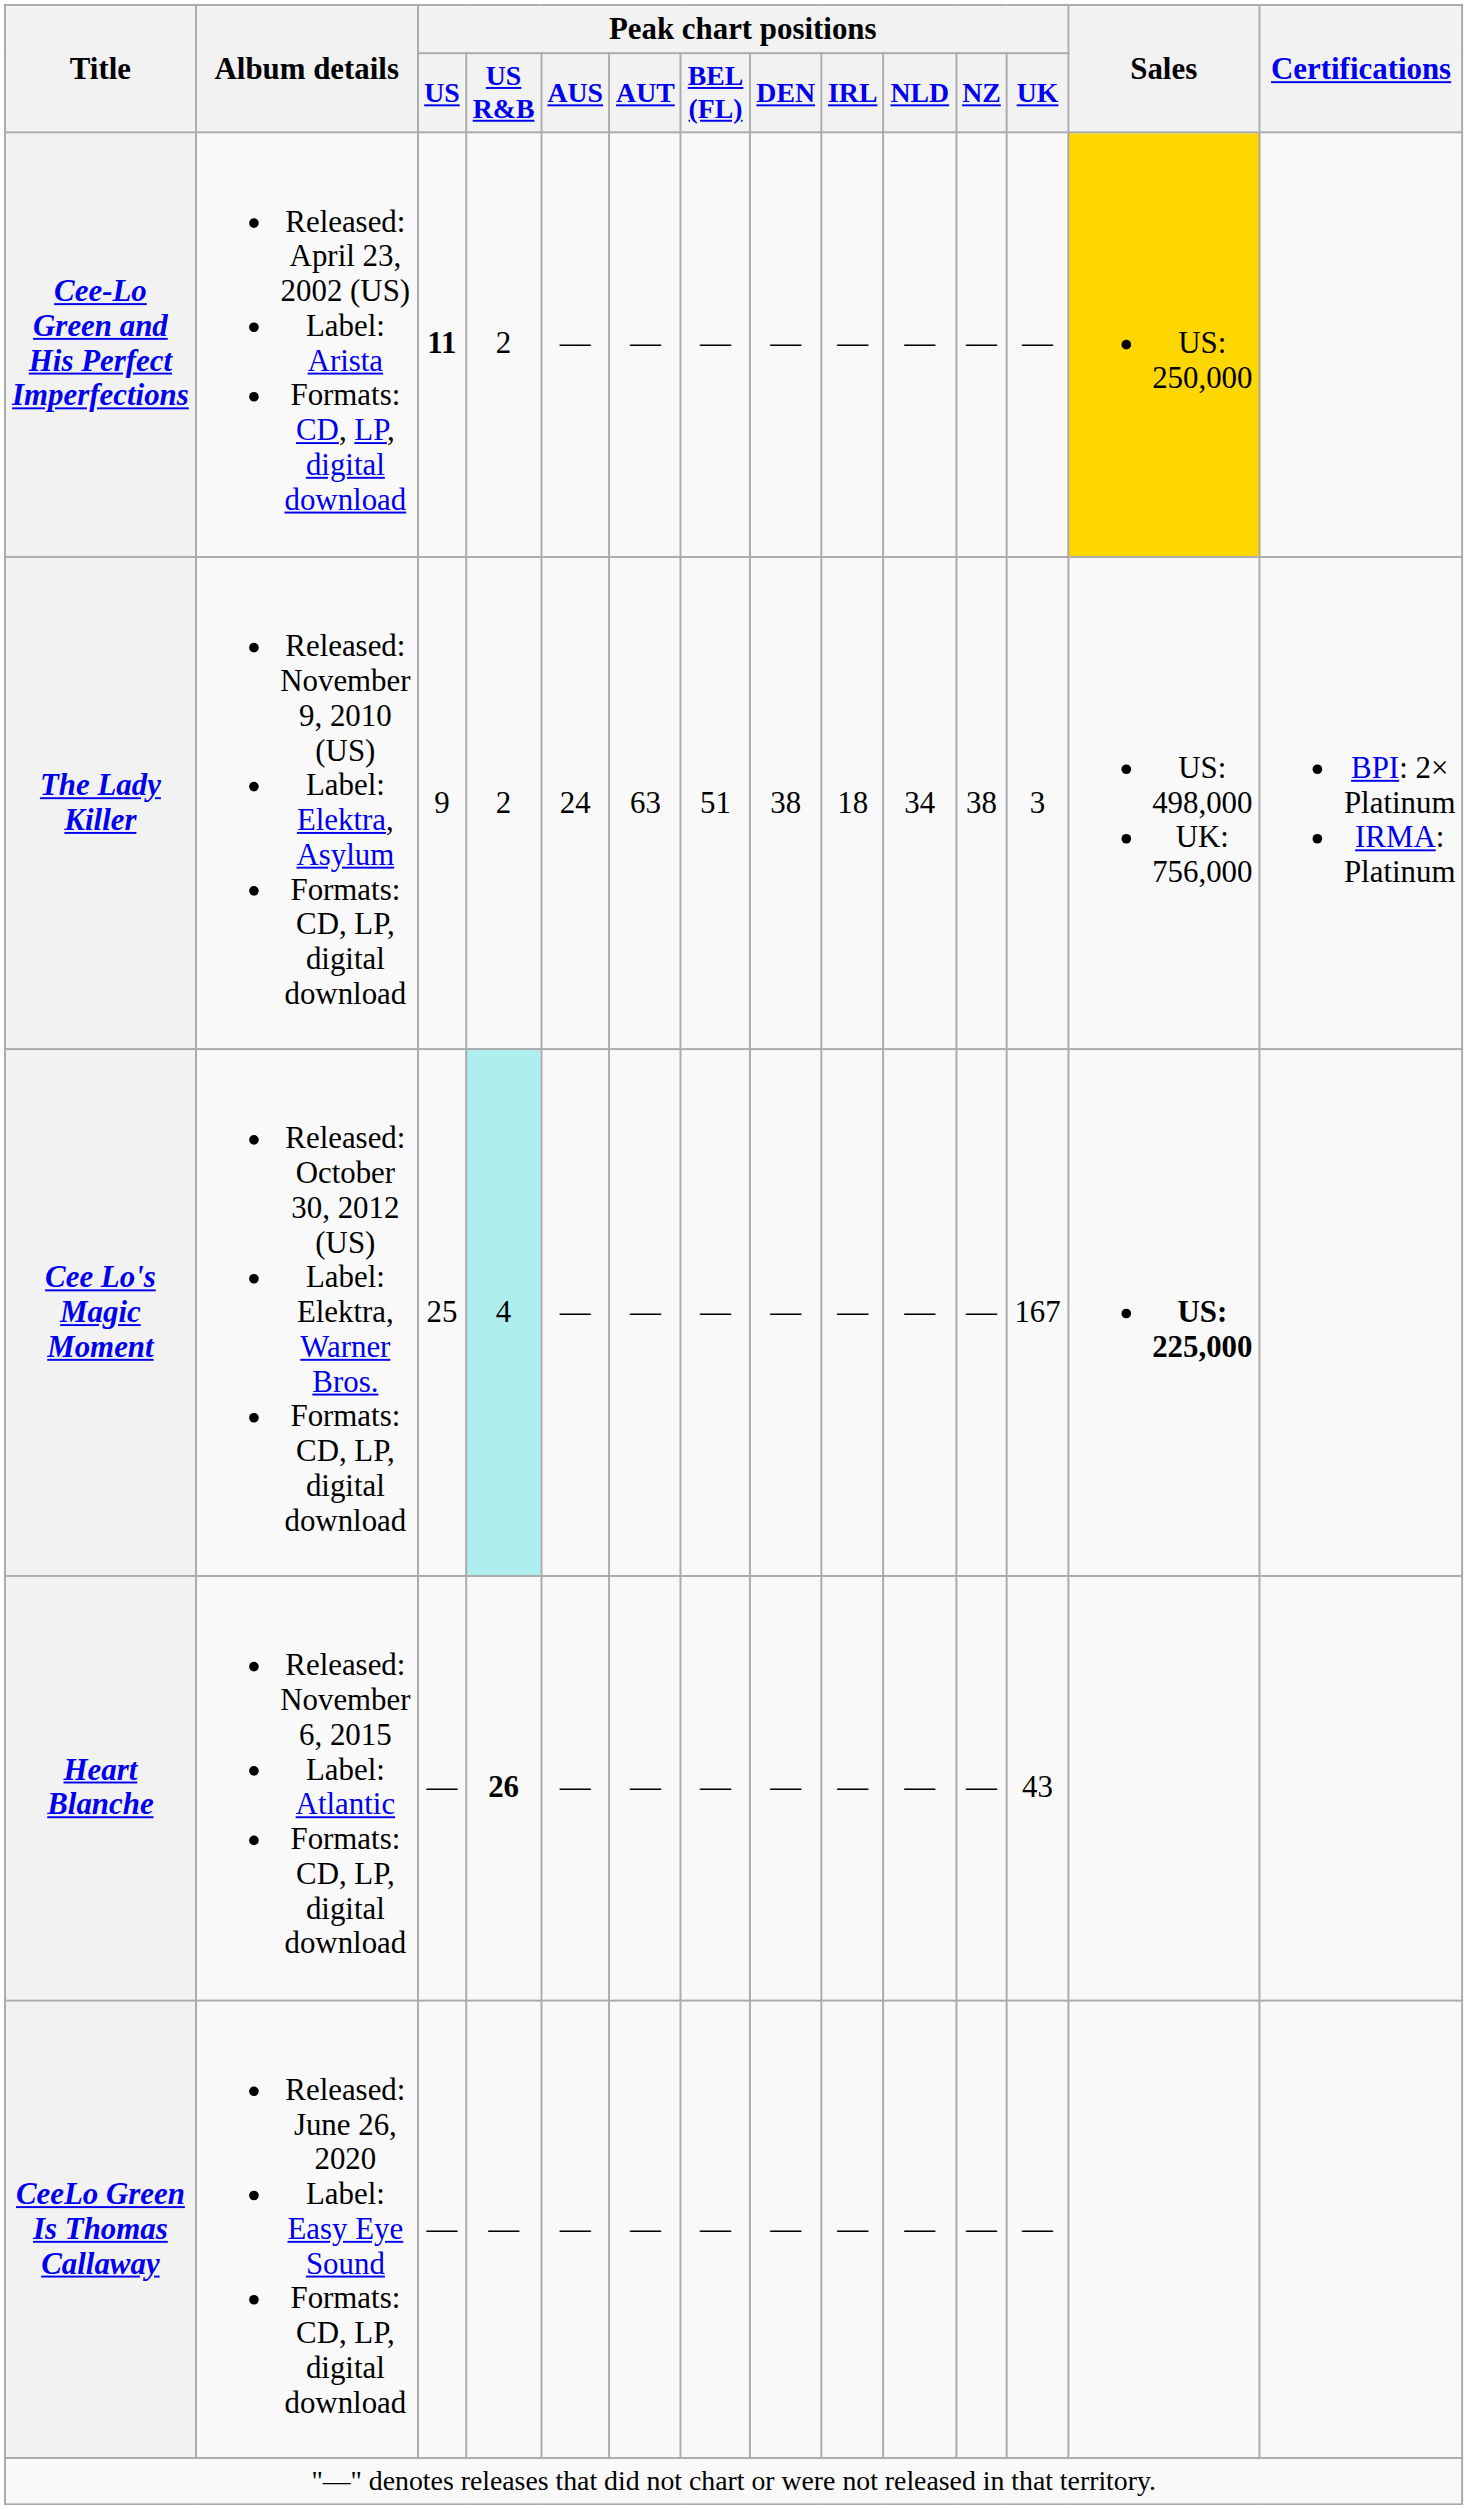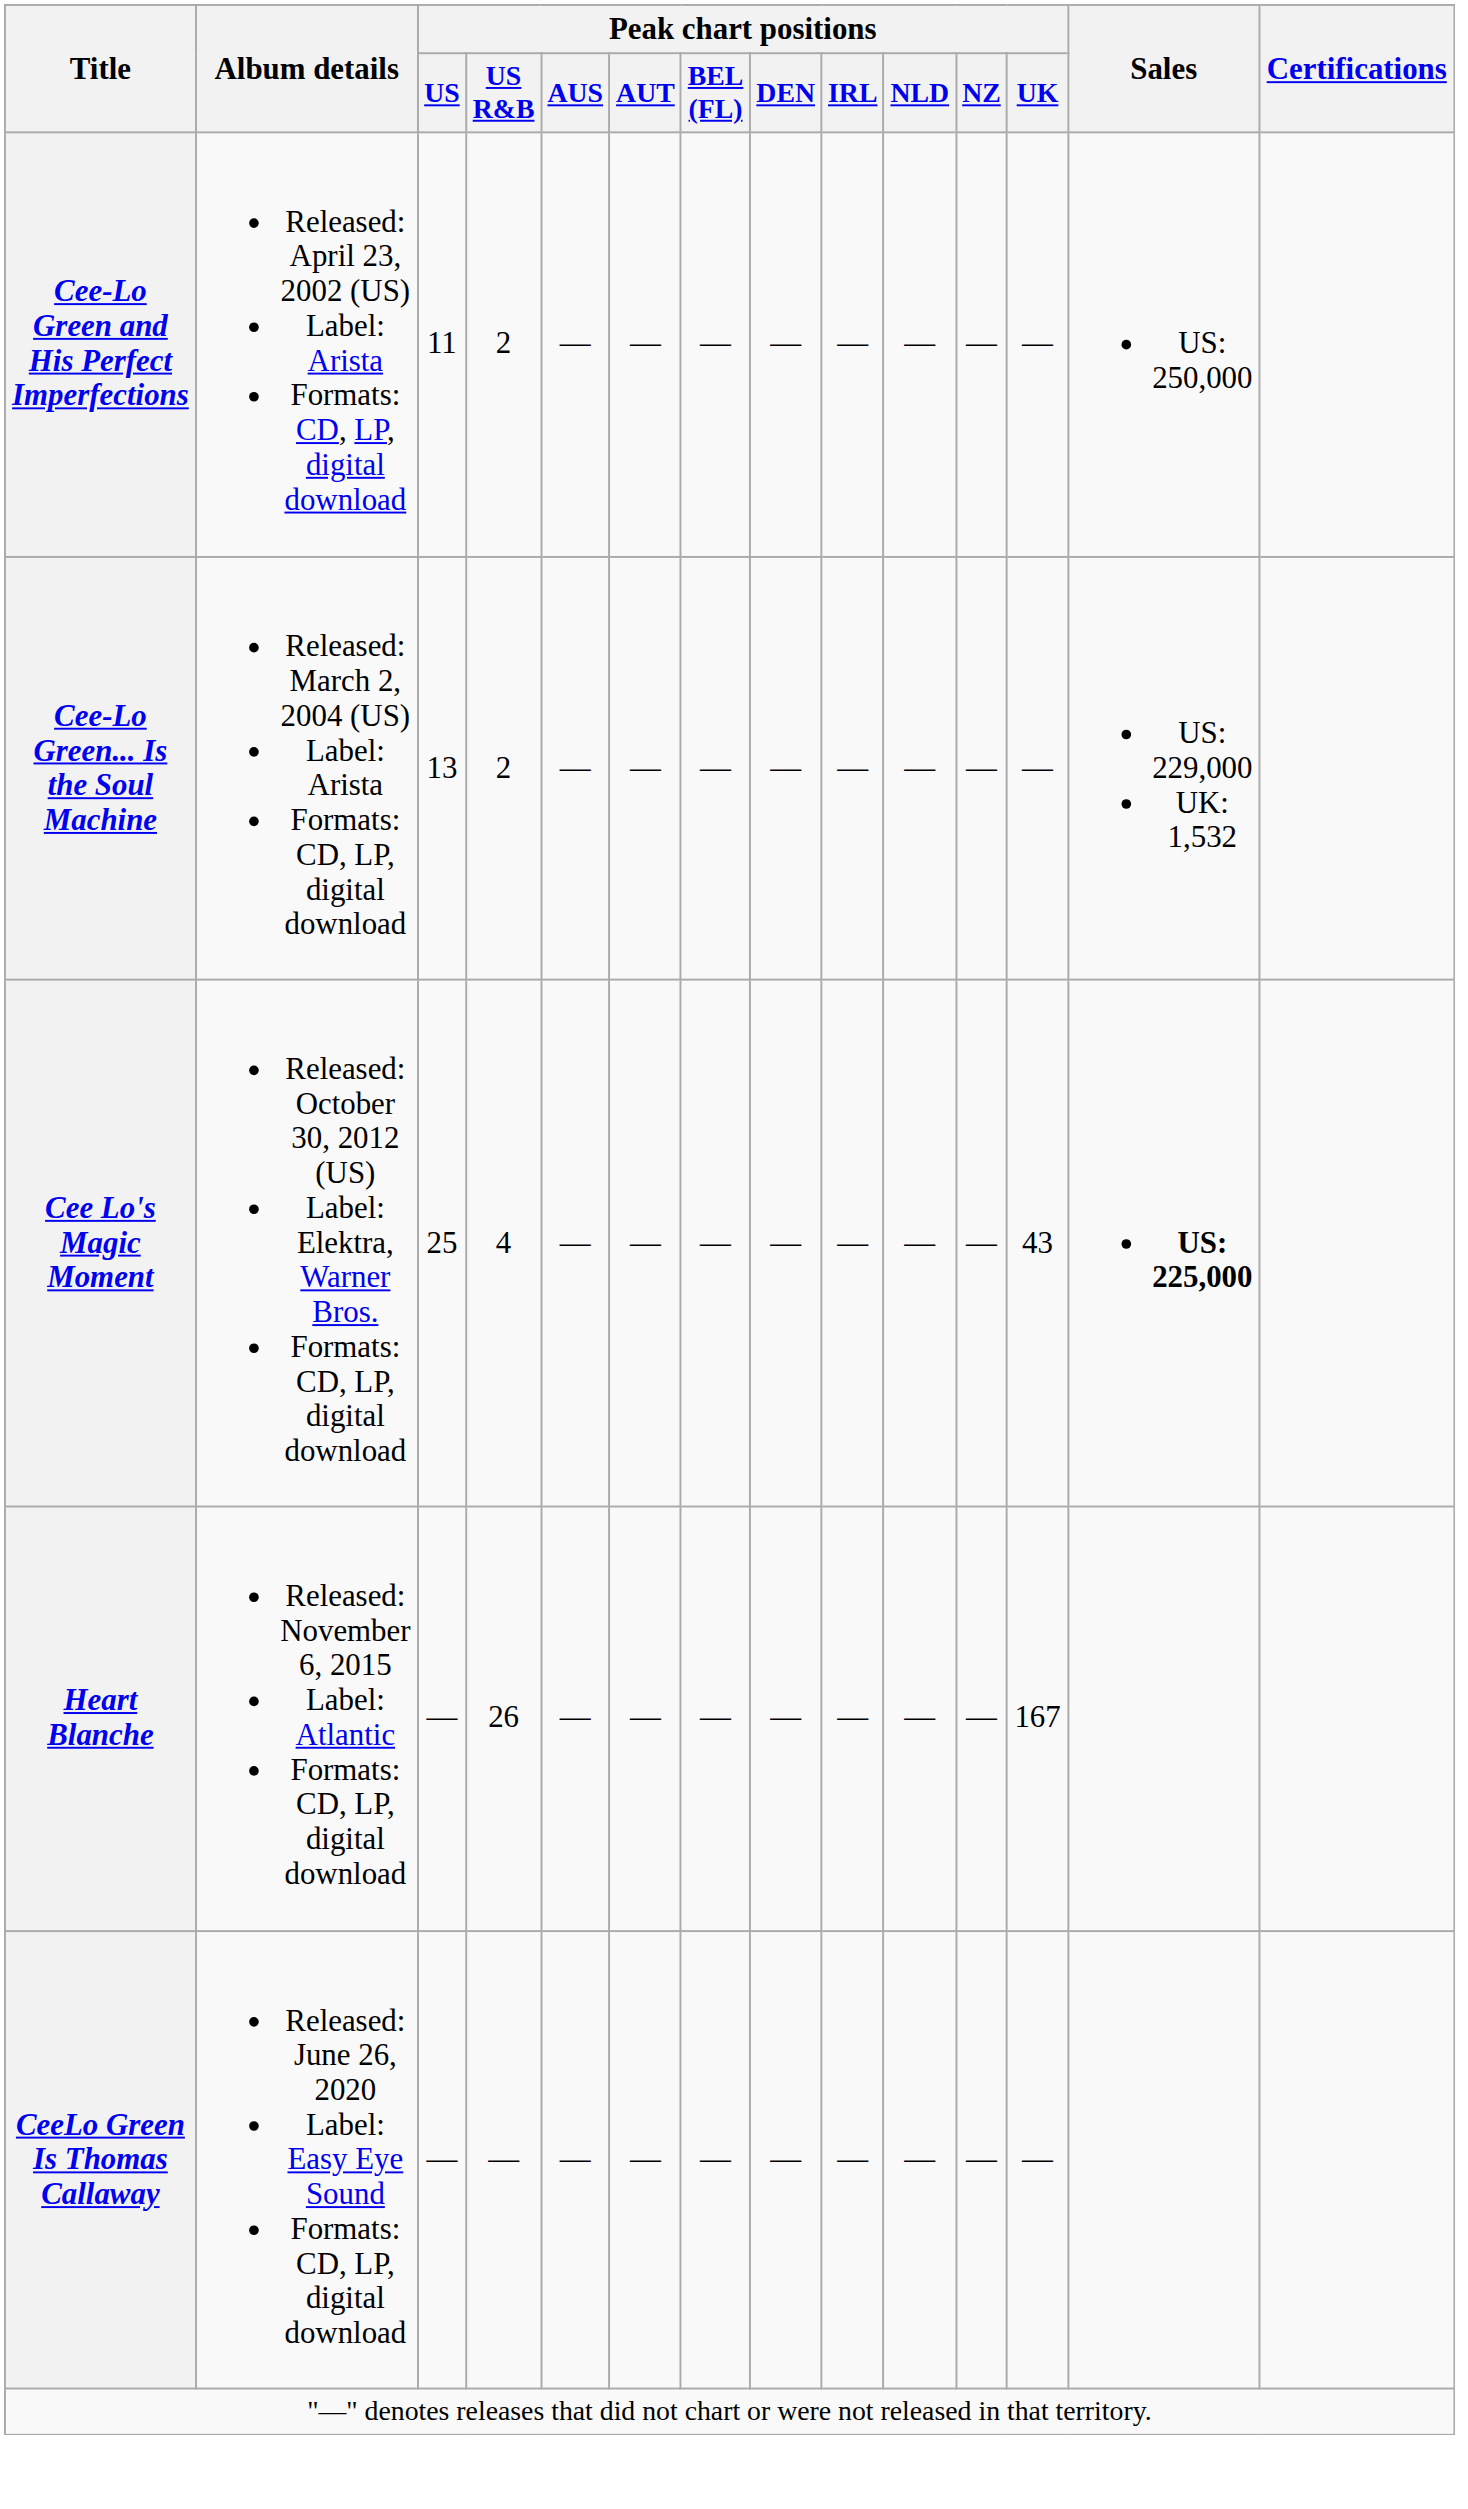(442, 343) bold -> (442, 343) normal
(1164, 362) gold background -> (1164, 362) no background
+ row: (100, 767)
- row: (100, 801)
(504, 1312) paleturquoise background -> (504, 1242) no background
(1038, 1312) 167 -> (1038, 1242) 43
(504, 1787) bold -> (504, 1718) normal
(1038, 1787) 43 -> (1038, 1718) 167
